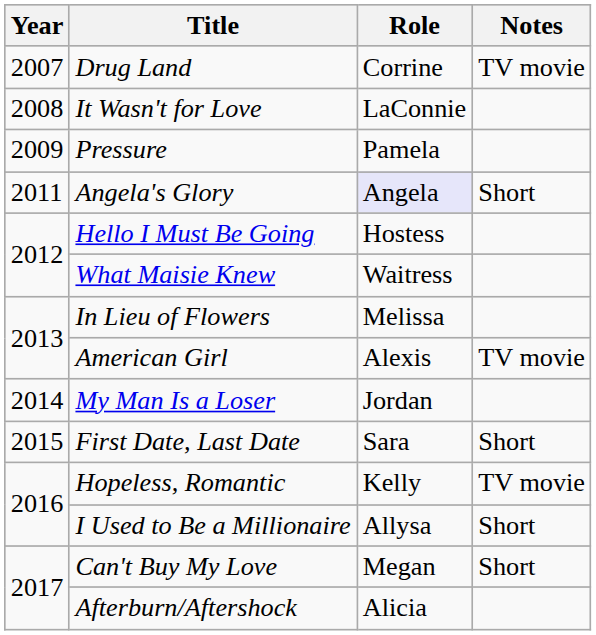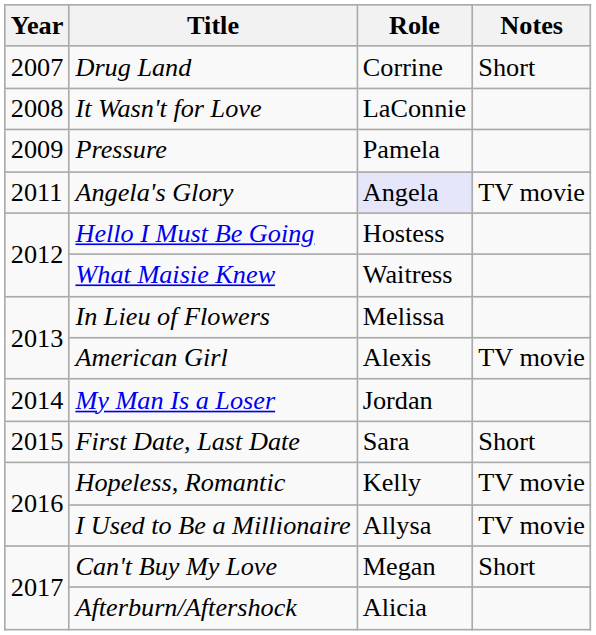(532, 66) TV movie -> (507, 66) Short
(507, 191) Short -> (532, 191) TV movie
(507, 524) Short -> (532, 524) TV movie
